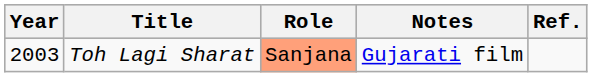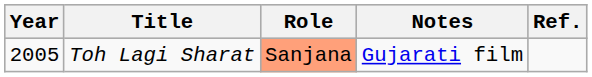(35, 55) 2003 -> (35, 55) 2005
